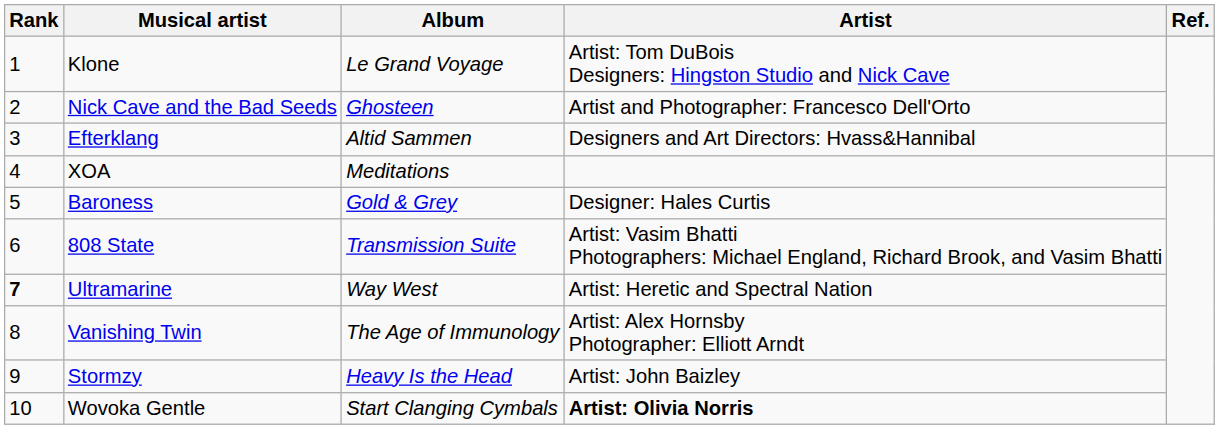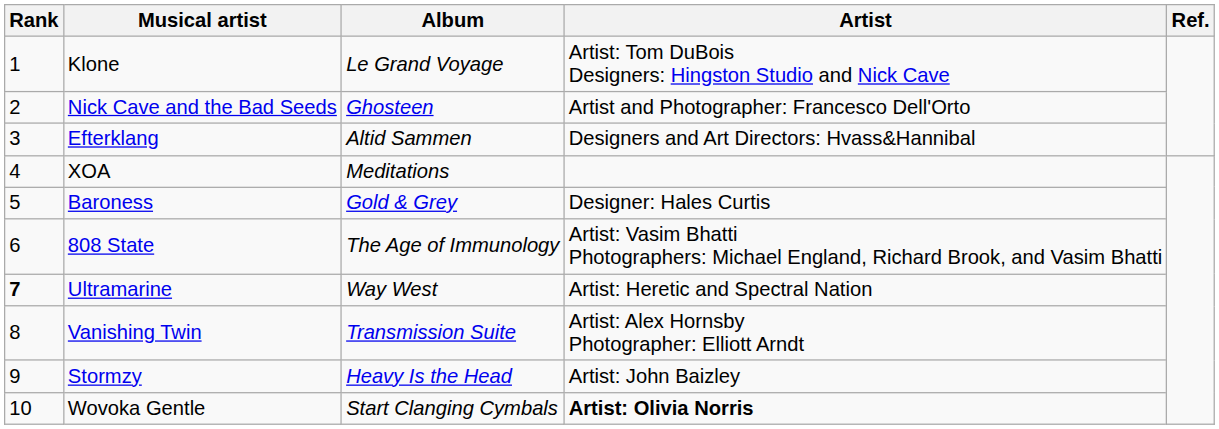(431, 246) Transmission Suite -> (453, 246) The Age of Immunology
(453, 332) The Age of Immunology -> (431, 332) Transmission Suite
